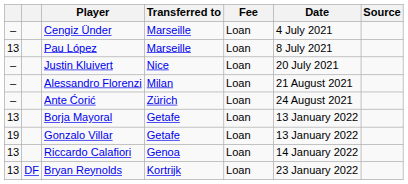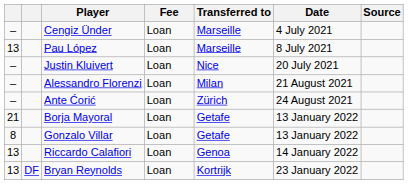columns swapped: (184, 13) <-> (248, 13)
(13, 118) 13 -> (13, 118) 21
(13, 135) 19 -> (13, 135) 8
